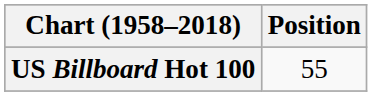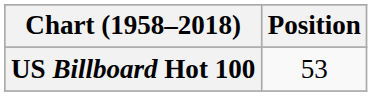(314, 68) 55 -> (314, 68) 53
